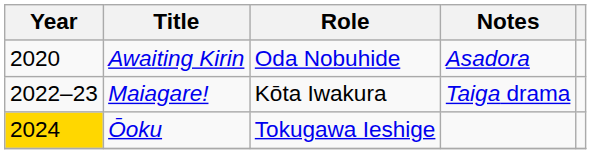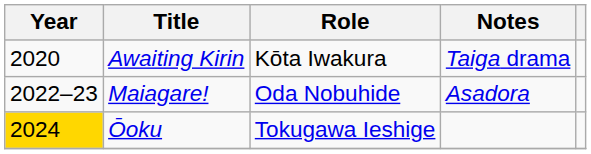(328, 58) Oda Nobuhide -> (321, 58) Kōta Iwakura
(488, 58) Asadora -> (508, 58) Taiga drama
(321, 93) Kōta Iwakura -> (328, 93) Oda Nobuhide
(508, 93) Taiga drama -> (488, 93) Asadora
